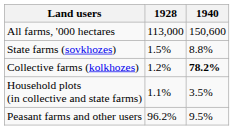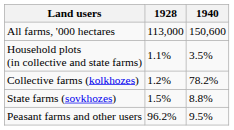rows swapped: (62, 49) <-> (74, 91)
(205, 67) bold -> (204, 80) normal
